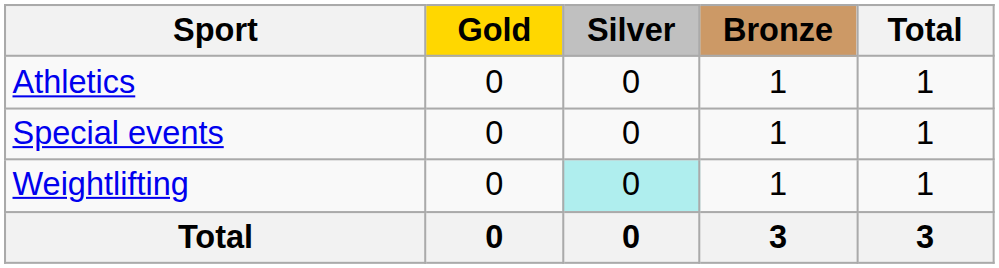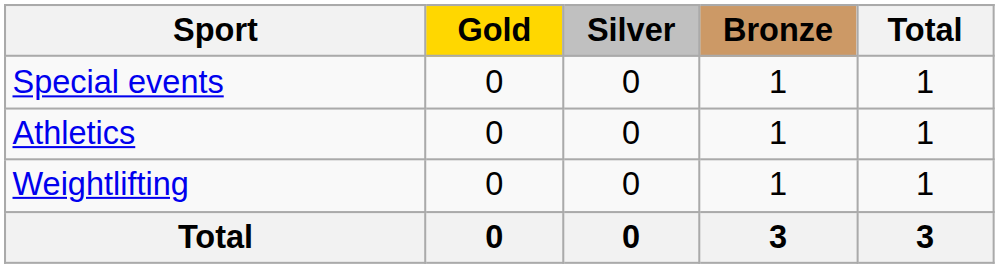rows swapped: (74, 81) <-> (118, 133)
(631, 184) paleturquoise background -> (631, 184) no background
